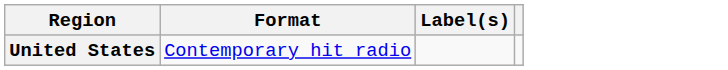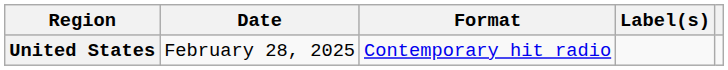+ column: (260, 20)
